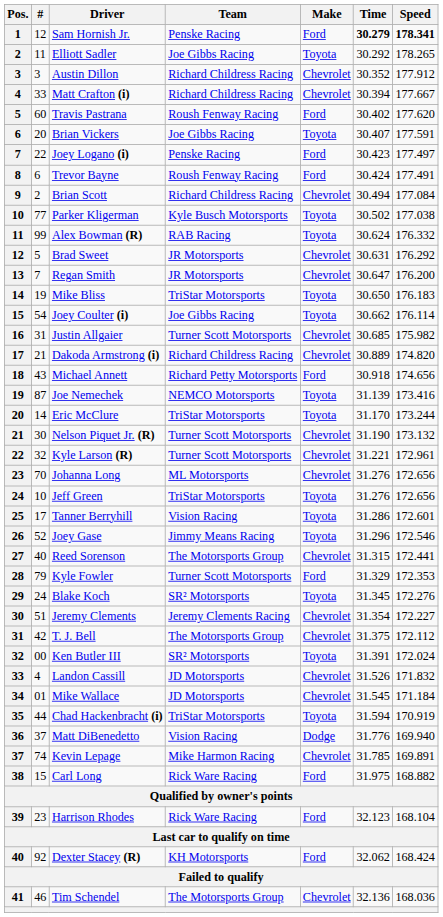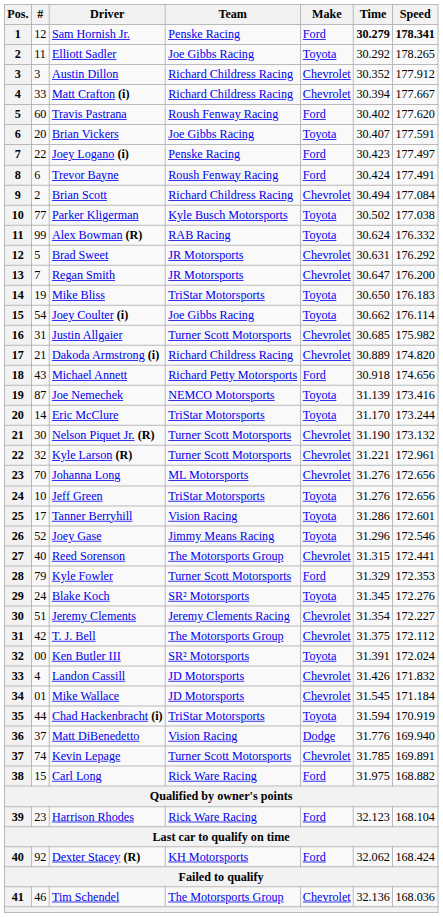(373, 676) 31.526 -> (373, 676) 31.426
(221, 756) Mike Harmon Racing -> (230, 756) Turner Scott Motorsports
